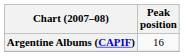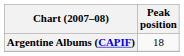(158, 42) 16 -> (158, 42) 18
